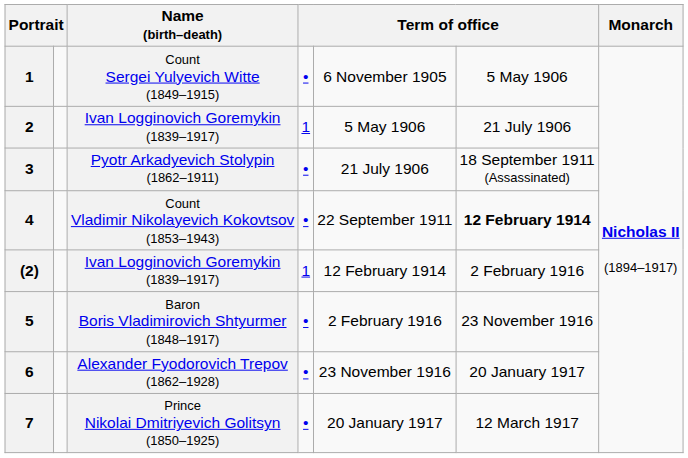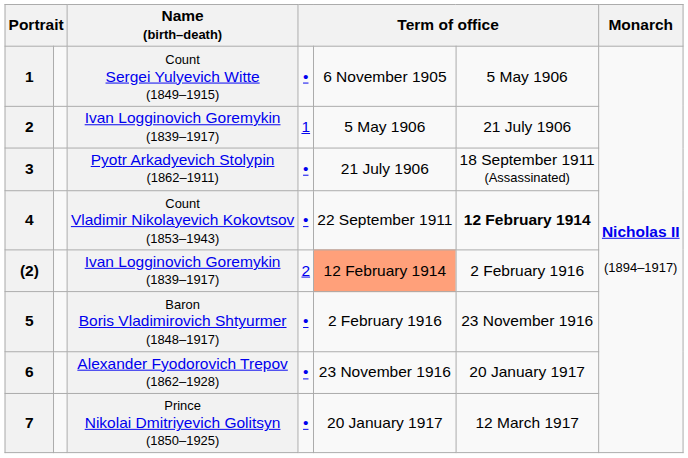(306, 270) 1 -> (306, 270) 2
(385, 270) no background -> (385, 270) lightsalmon background
